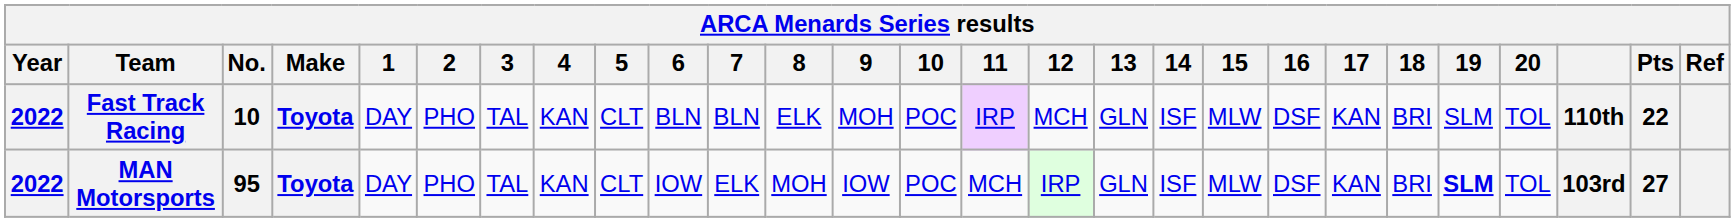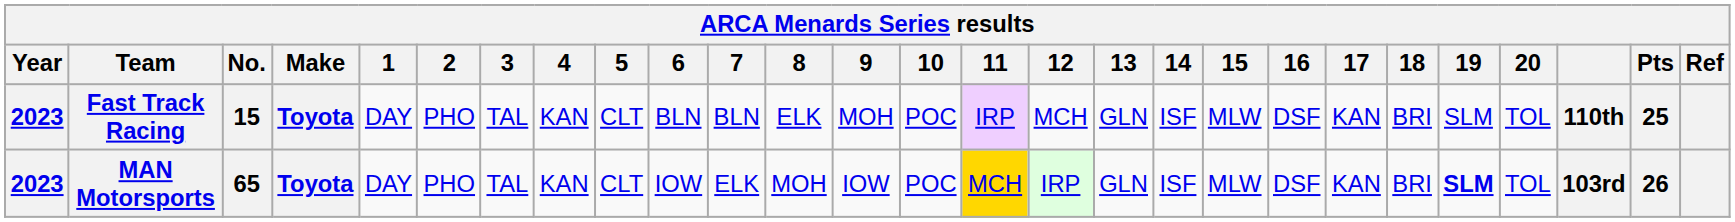(37, 117) 2022 -> (37, 117) 2023
(247, 117) 10 -> (247, 117) 15
(1656, 117) 22 -> (1656, 117) 25
(37, 184) 2022 -> (37, 184) 2023
(247, 184) 95 -> (247, 184) 65
(995, 184) no background -> (995, 184) gold background
(1656, 184) 27 -> (1656, 184) 26
